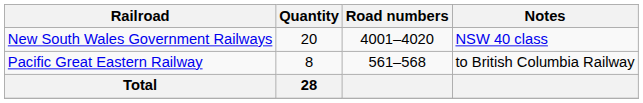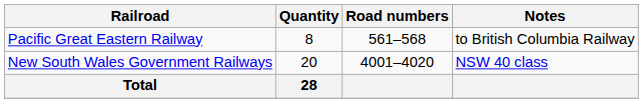rows swapped: (140, 39) <-> (105, 62)
